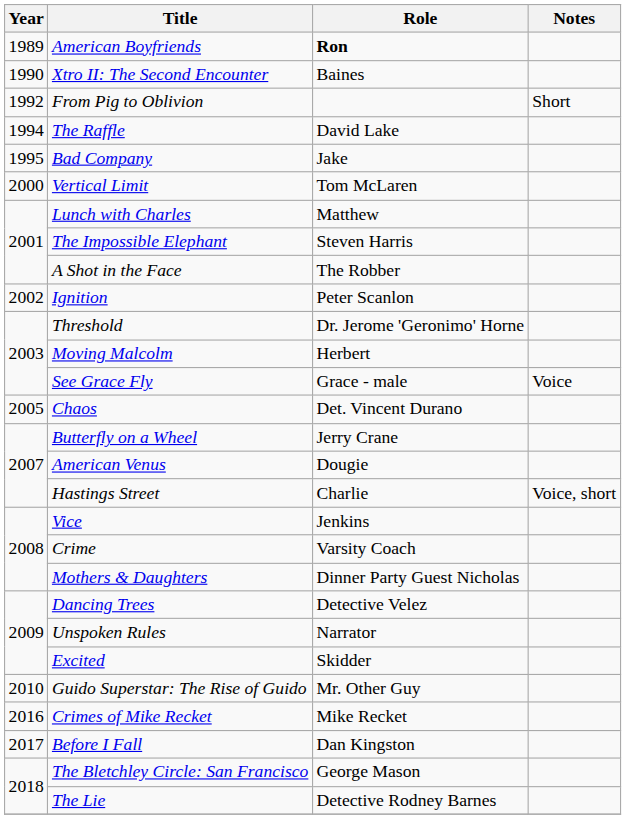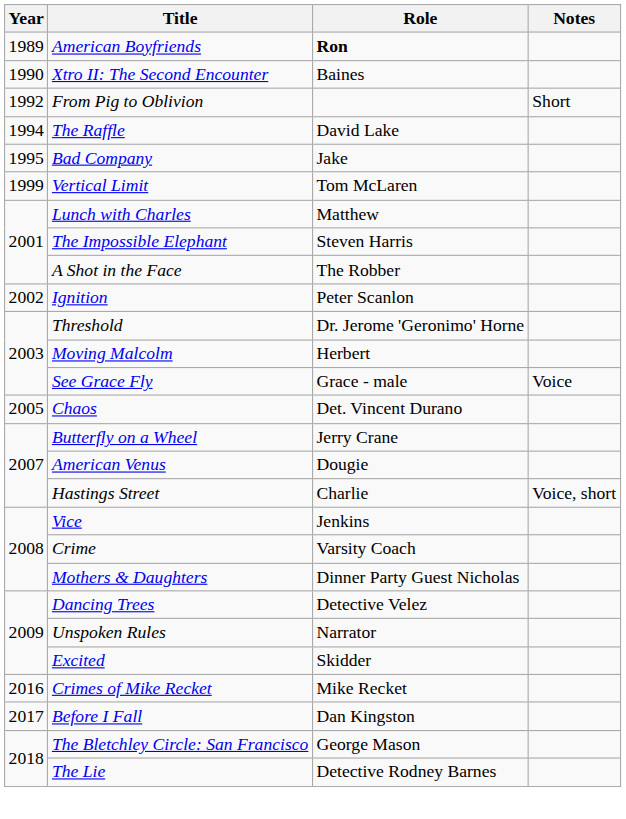(26, 185) 2000 -> (26, 185) 1999
- row: (179, 688)
